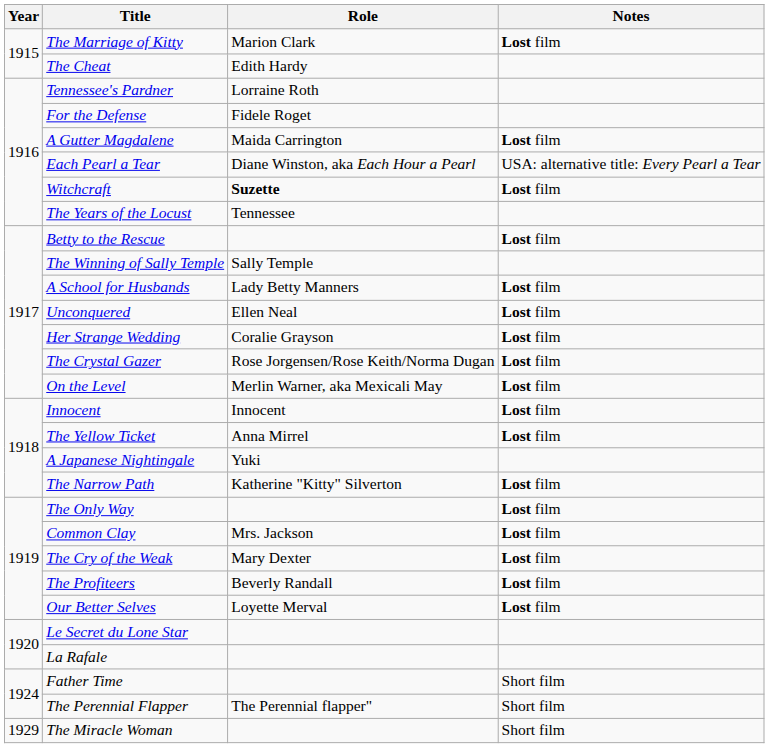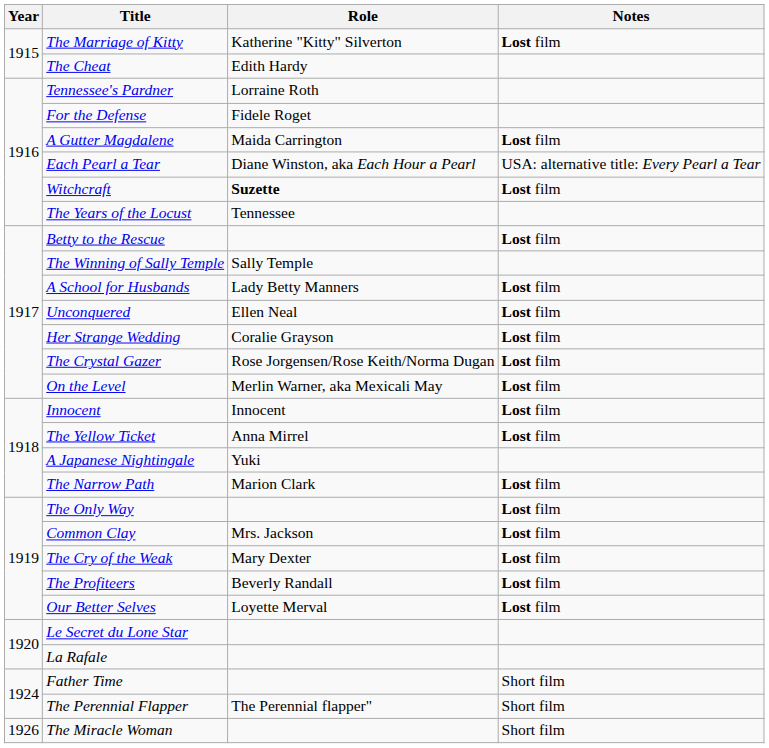(273, 41) Marion Clark -> (317, 41) Katherine "Kitty" Silverton
(317, 484) Katherine "Kitty" Silverton -> (273, 484) Marion Clark
(24, 730) 1929 -> (24, 730) 1926
